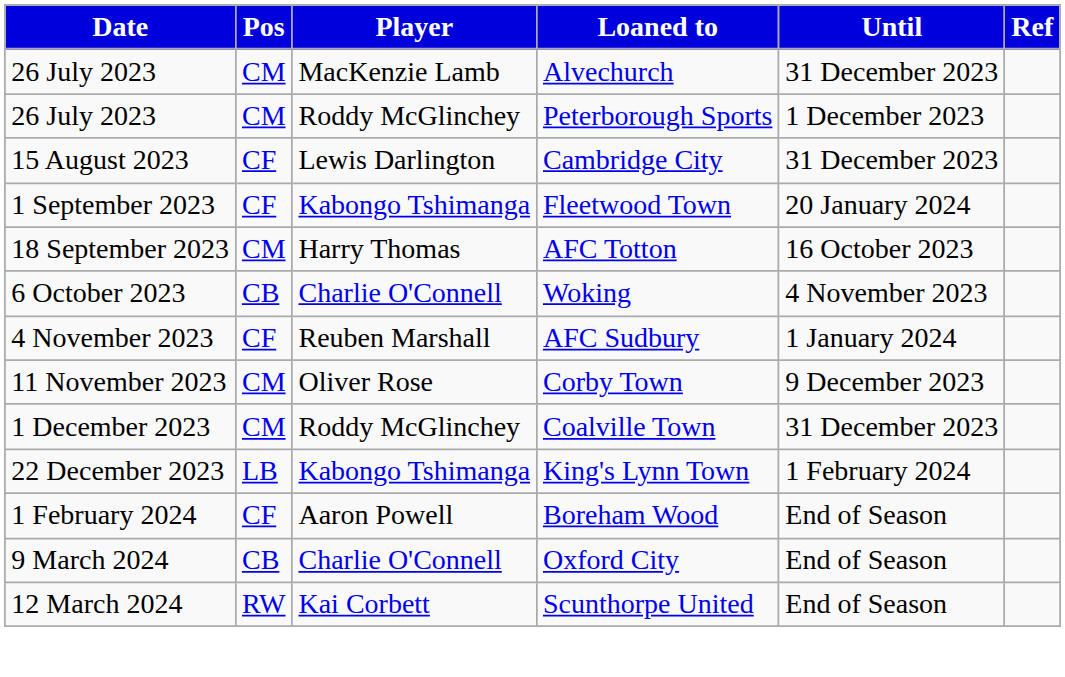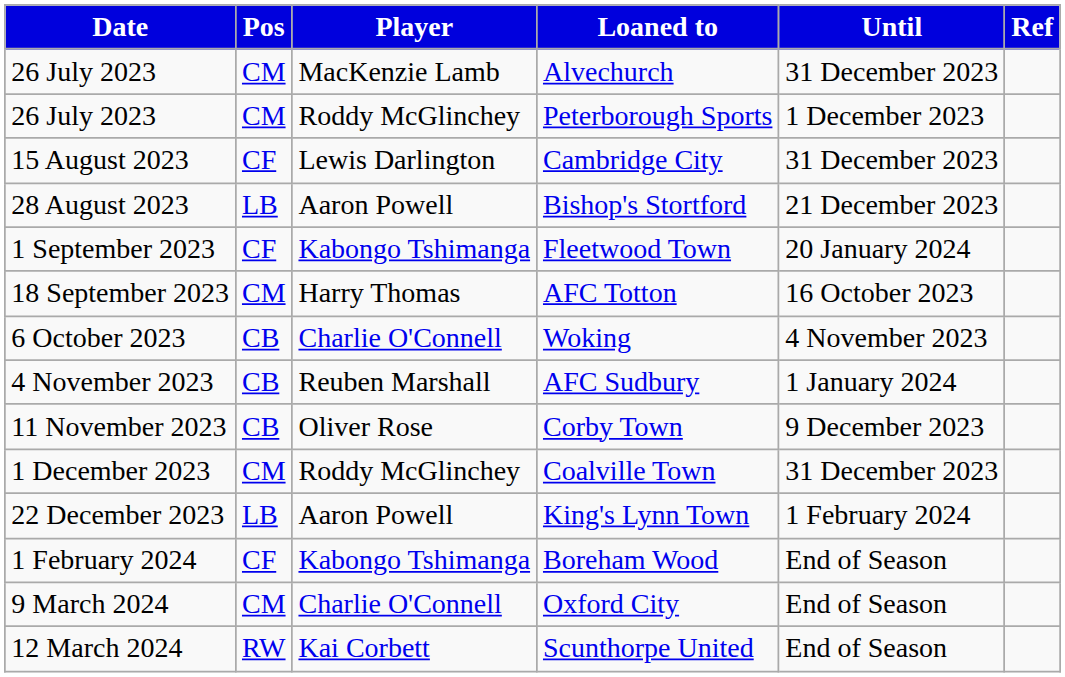+ row: (645, 204)
(259, 337) CF -> (261, 381) CB
(264, 381) CM -> (261, 426) CB
(414, 470) Kabongo Tshimanga -> (376, 515) Aaron Powell
(376, 515) Aaron Powell -> (414, 559) Kabongo Tshimanga
(261, 559) CB -> (264, 603) CM
